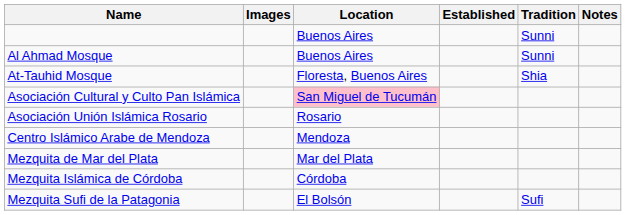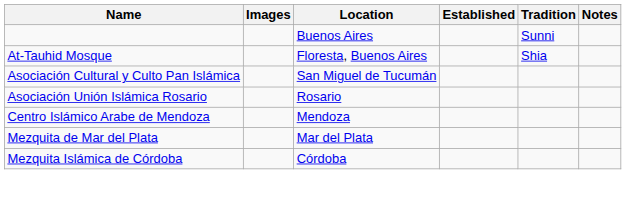- row: (60, 55)
(367, 96) pink background -> (367, 76) no background
- row: (93, 199)
